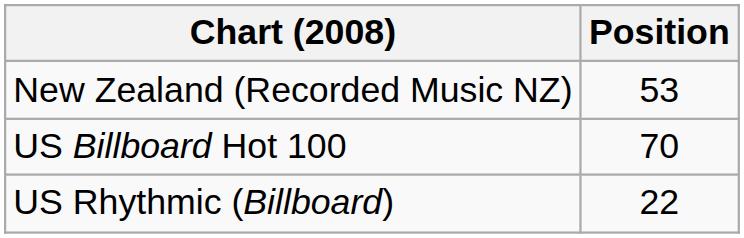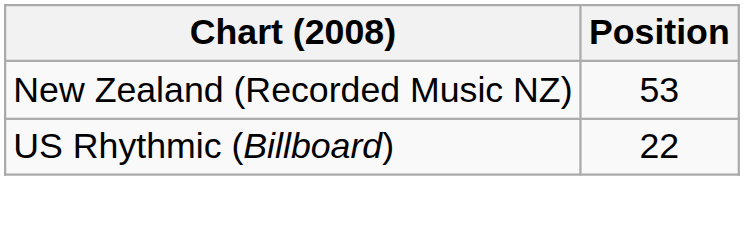- row: (180, 145)
